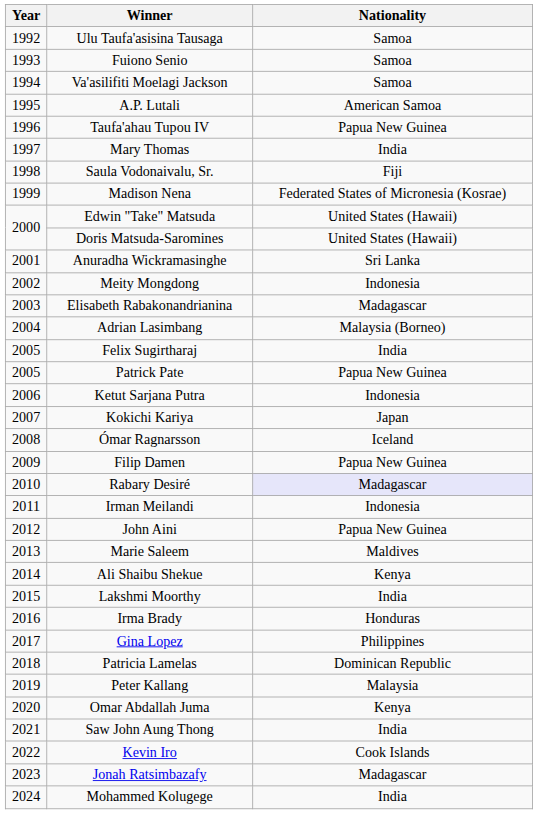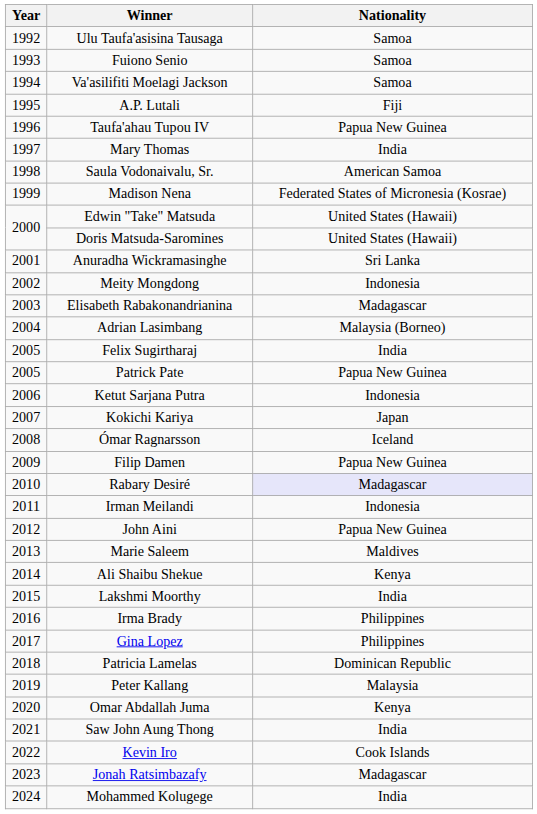(393, 104) American Samoa -> (392, 104) Fiji
(392, 171) Fiji -> (393, 171) American Samoa
(393, 618) Honduras -> (392, 618) Philippines
